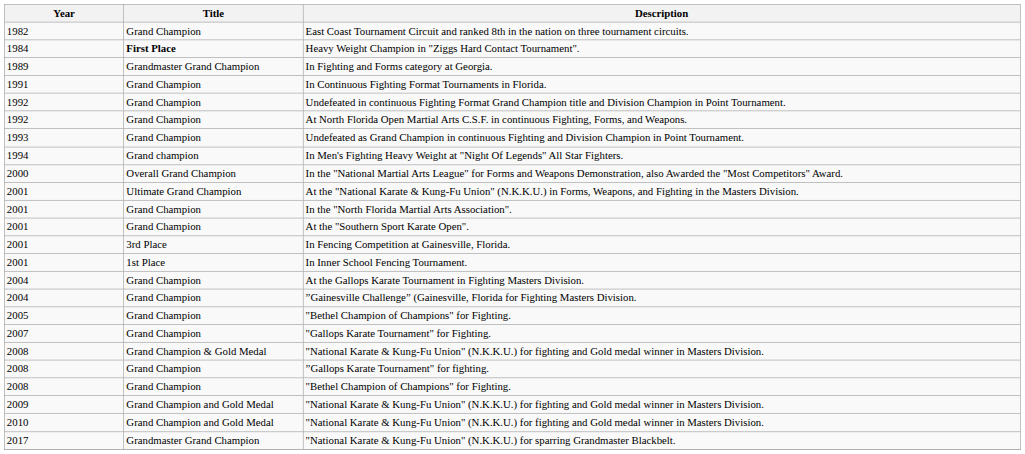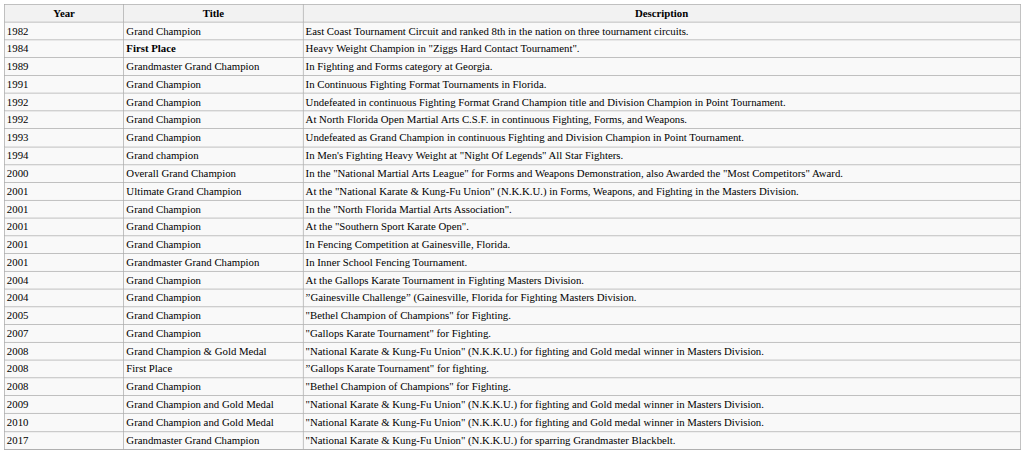(147, 244) 3rd Place -> (164, 244) Grand Champion
(146, 262) 1st Place -> (193, 262) Grandmaster Grand Champion
(164, 369) Grand Champion -> (149, 369) First Place
